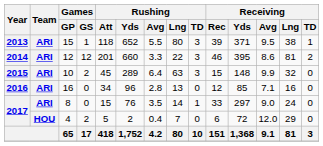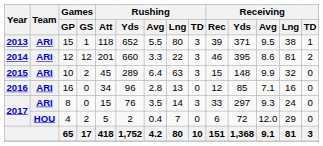(197, 103) 1 -> (197, 103) 3
(268, 103) 9.0 -> (268, 103) 9.3
